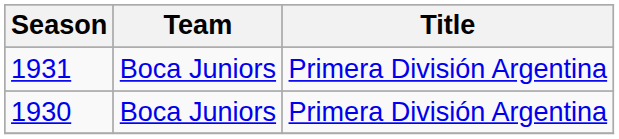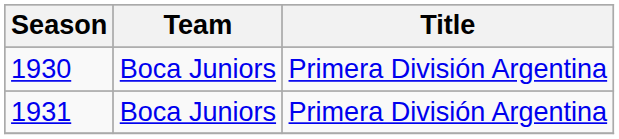rows swapped: (41, 111) <-> (41, 68)
